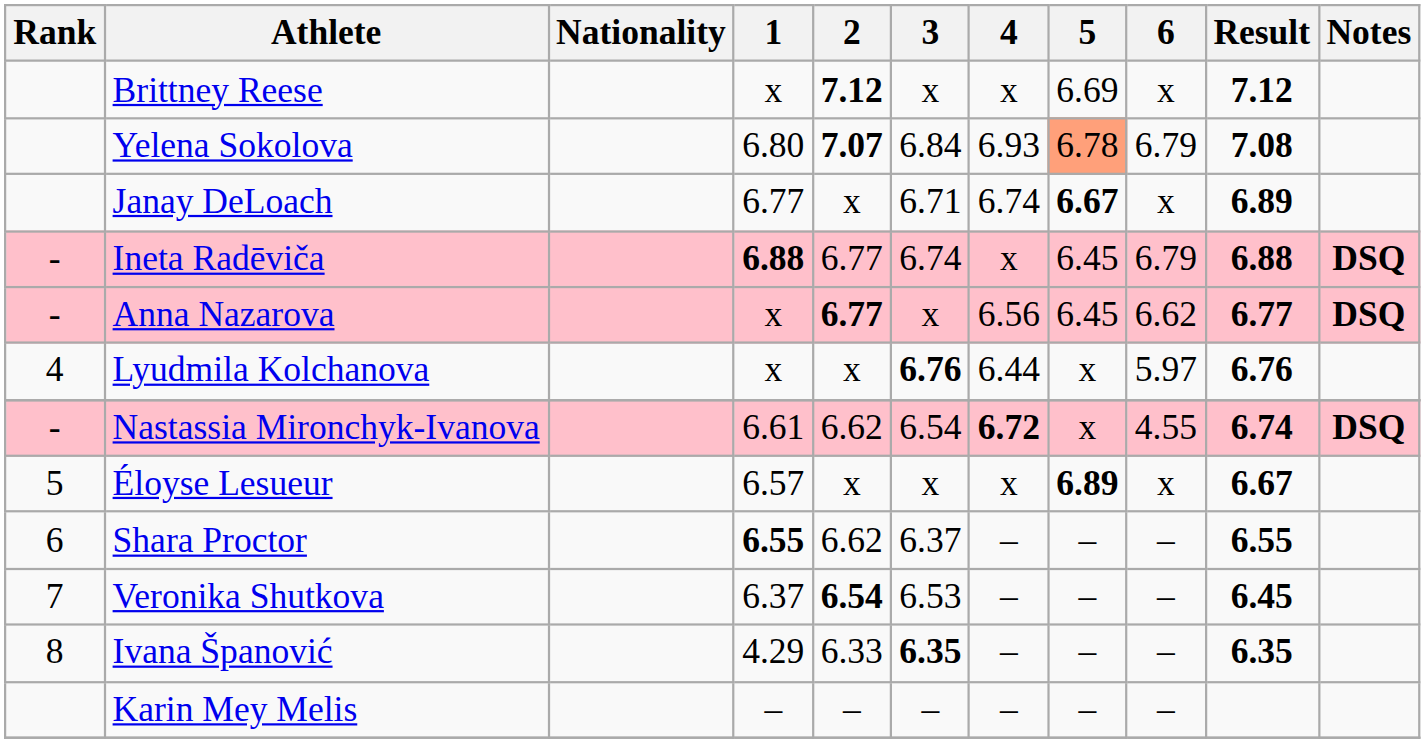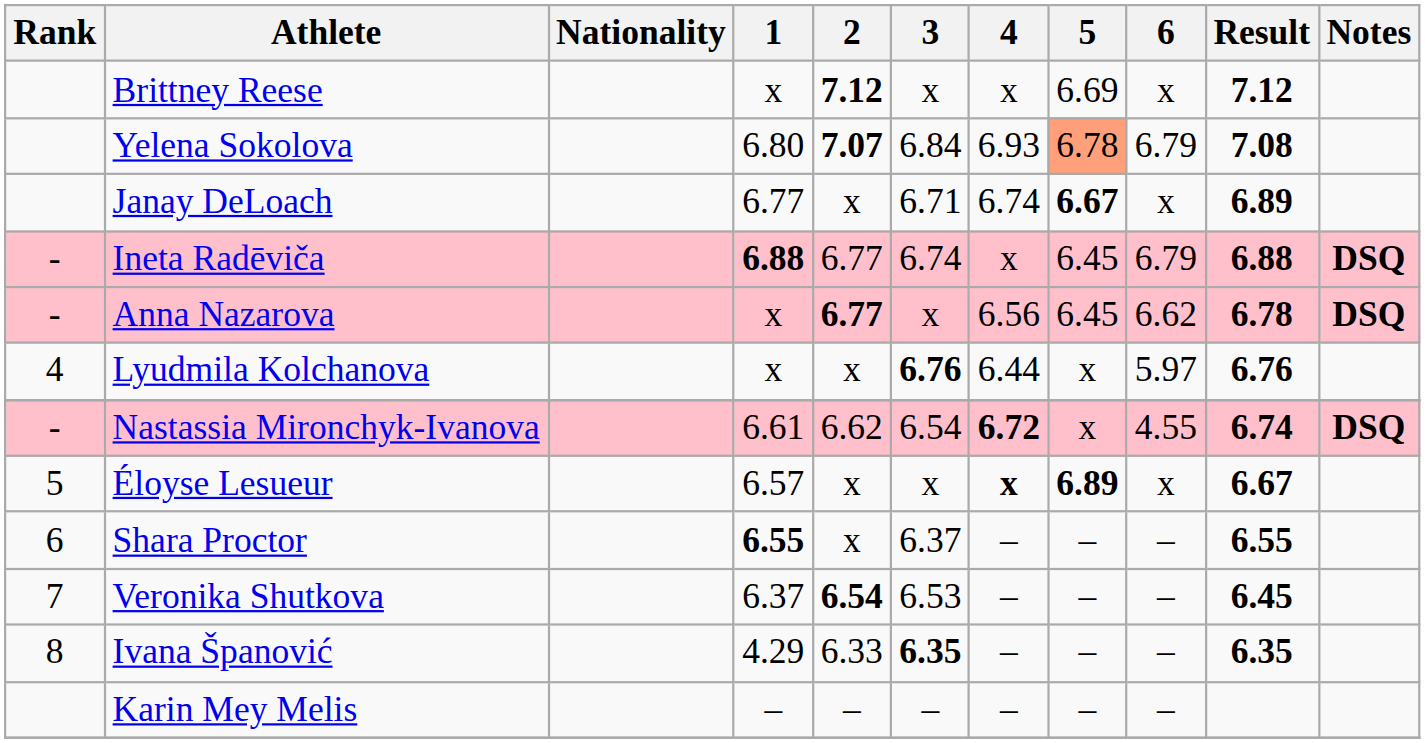(1262, 314) 6.77 -> (1262, 314) 6.78
(1009, 483) normal -> (1009, 483) bold
(852, 539) 6.62 -> (852, 539) x
